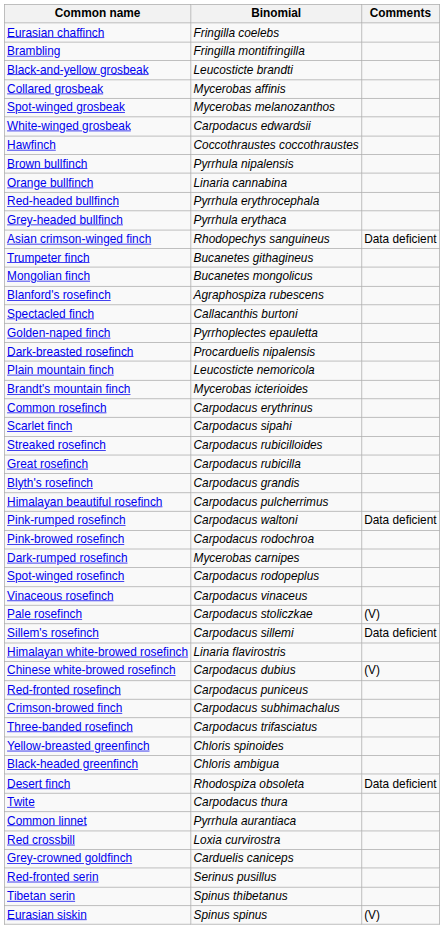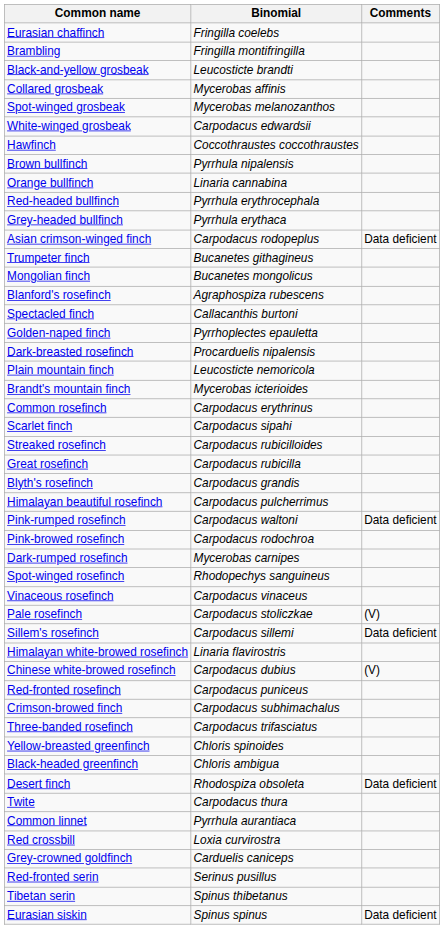(262, 239) Rhodopechys sanguineus -> (256, 239) Carpodacus rodopeplus
(256, 577) Carpodacus rodopeplus -> (262, 577) Rhodopechys sanguineus
(372, 915) (V) -> (400, 915) Data deficient
